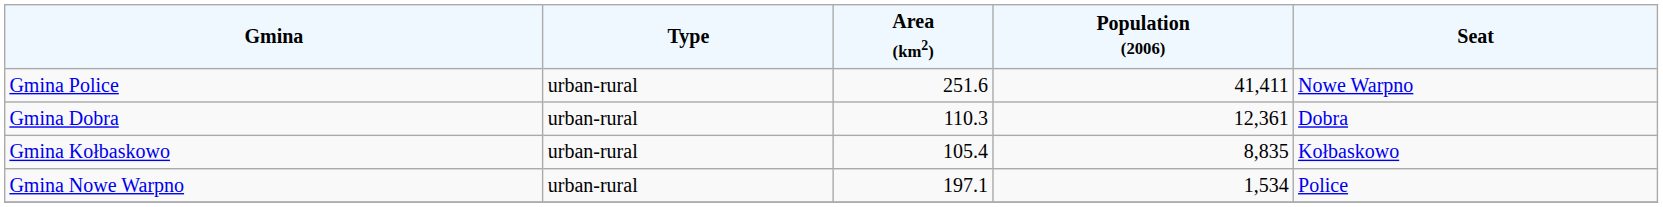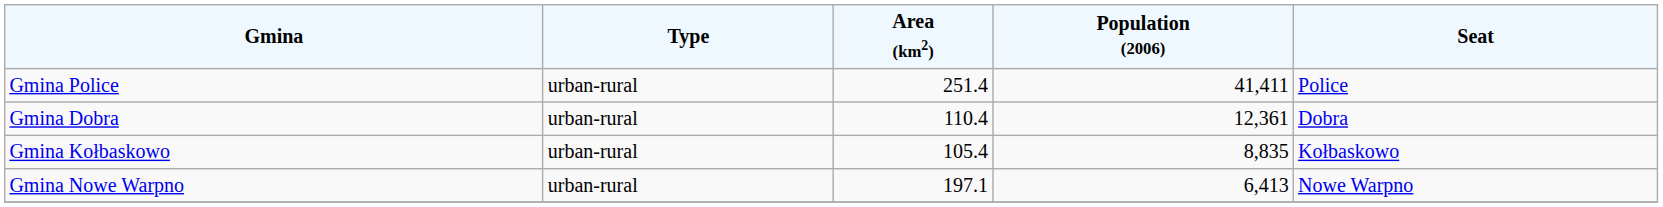(966, 85) 251.6 -> (966, 85) 251.4
(1356, 85) Nowe Warpno -> (1323, 85) Police
(966, 119) 110.3 -> (966, 119) 110.4
(1266, 185) 1,534 -> (1266, 185) 6,413
(1323, 185) Police -> (1356, 185) Nowe Warpno
